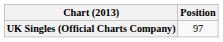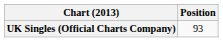(198, 28) 97 -> (198, 28) 93
